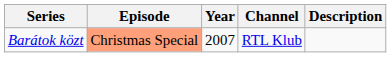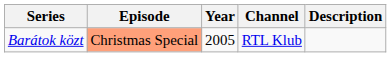(220, 39) 2007 -> (220, 39) 2005
